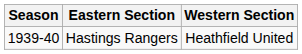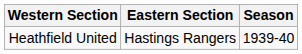columns swapped: (34, 15) <-> (239, 15)
